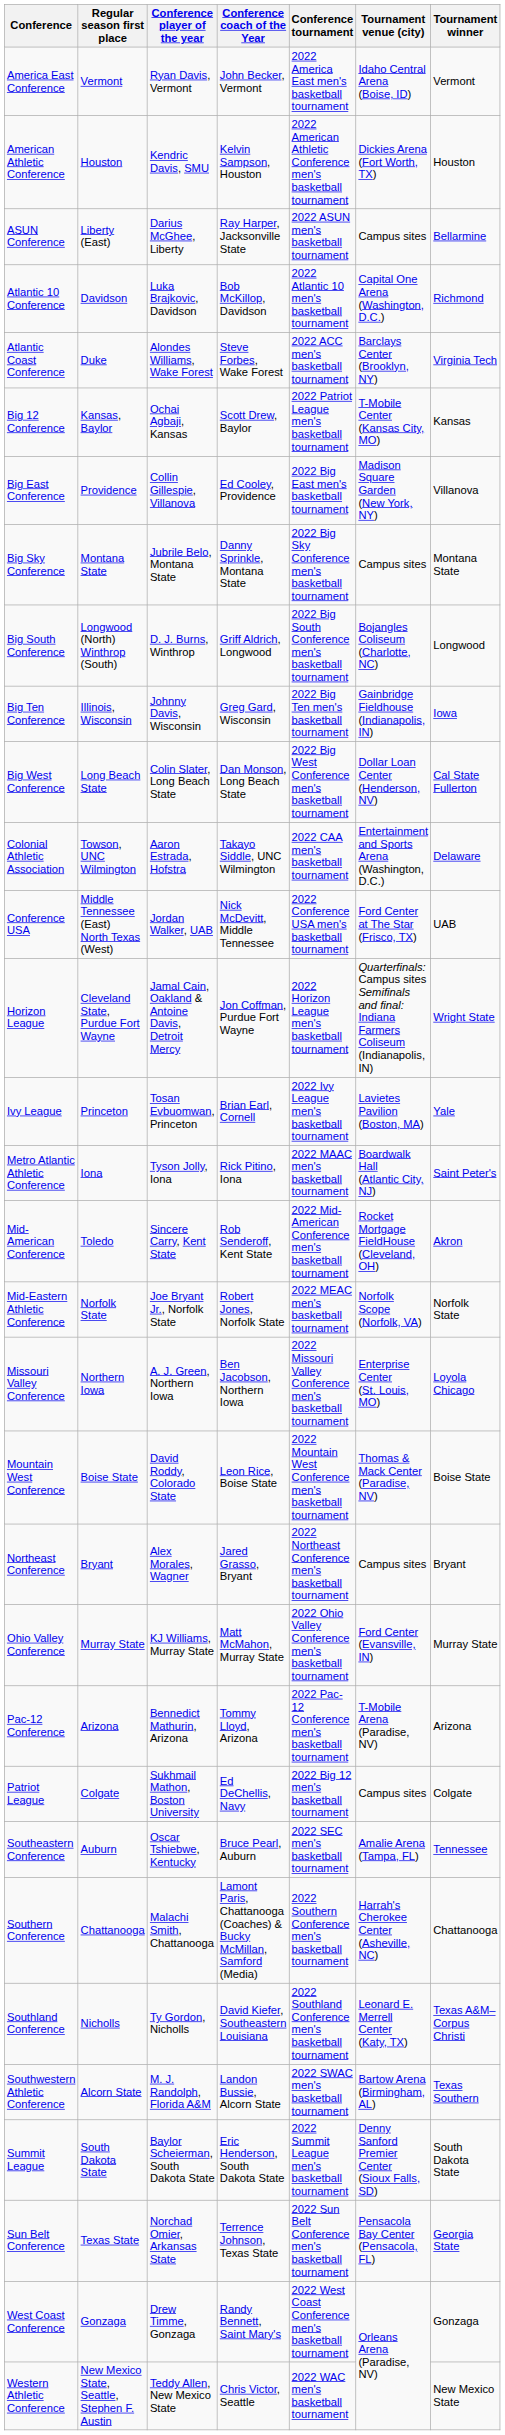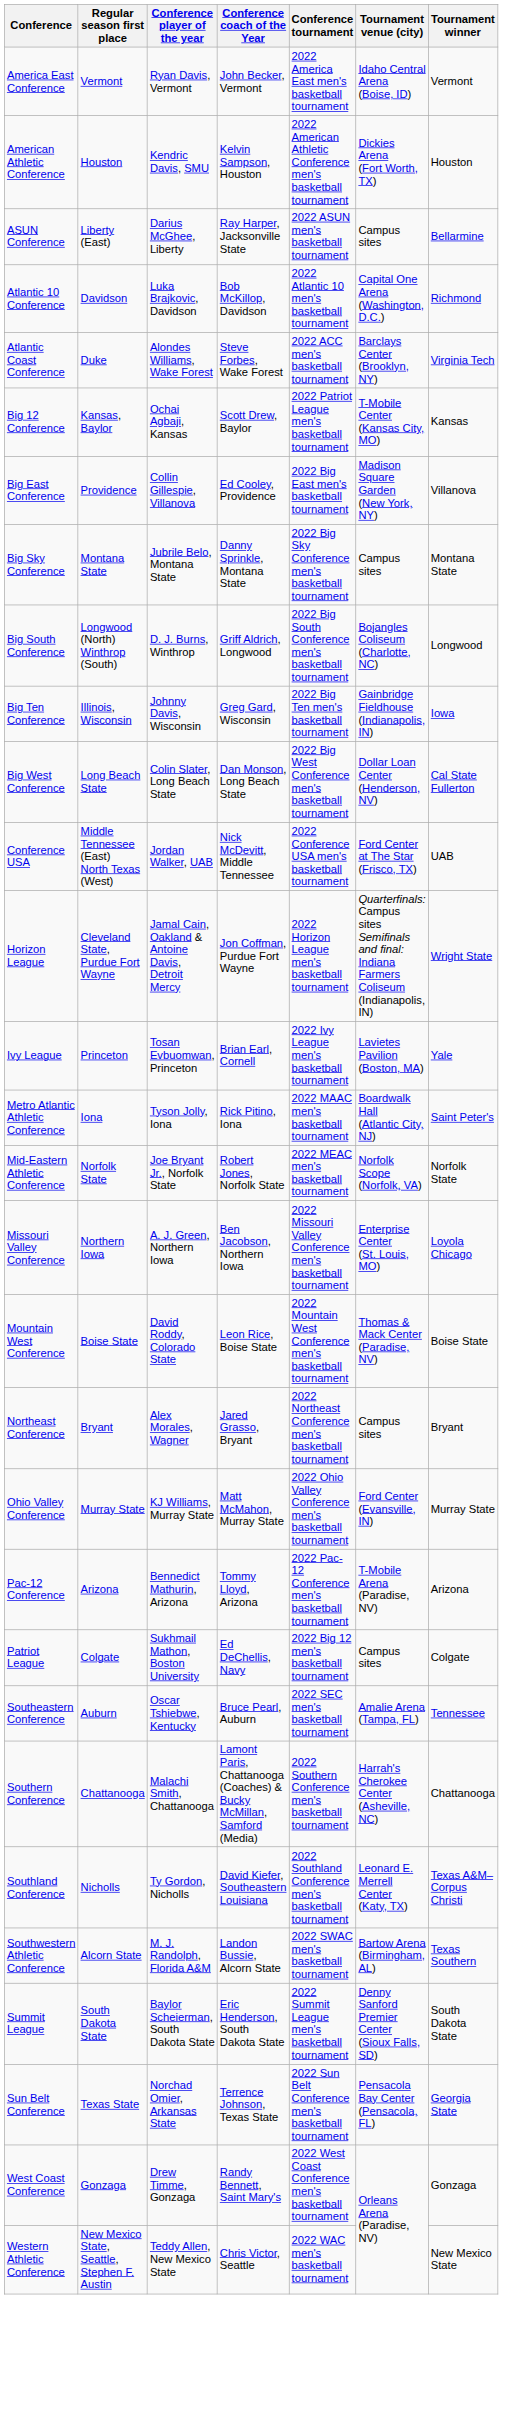- row: (36, 856)
- row: (36, 1241)
